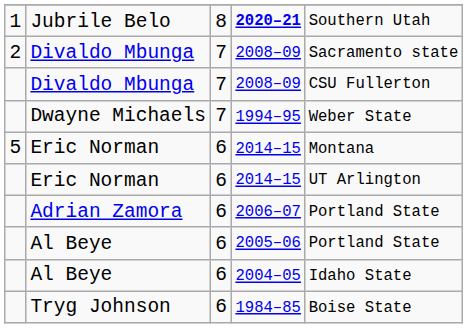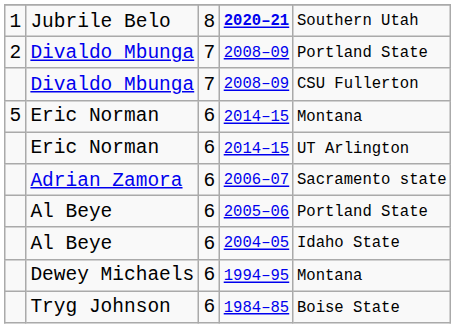(384, 52) Sacramento state -> (362, 52) Portland State
- row: (15, 116)
(374, 211) Portland State -> (372, 180) Sacramento state
+ row: (15, 275)
